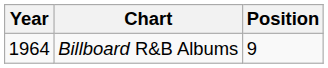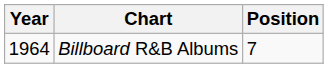(252, 48) 9 -> (252, 48) 7
